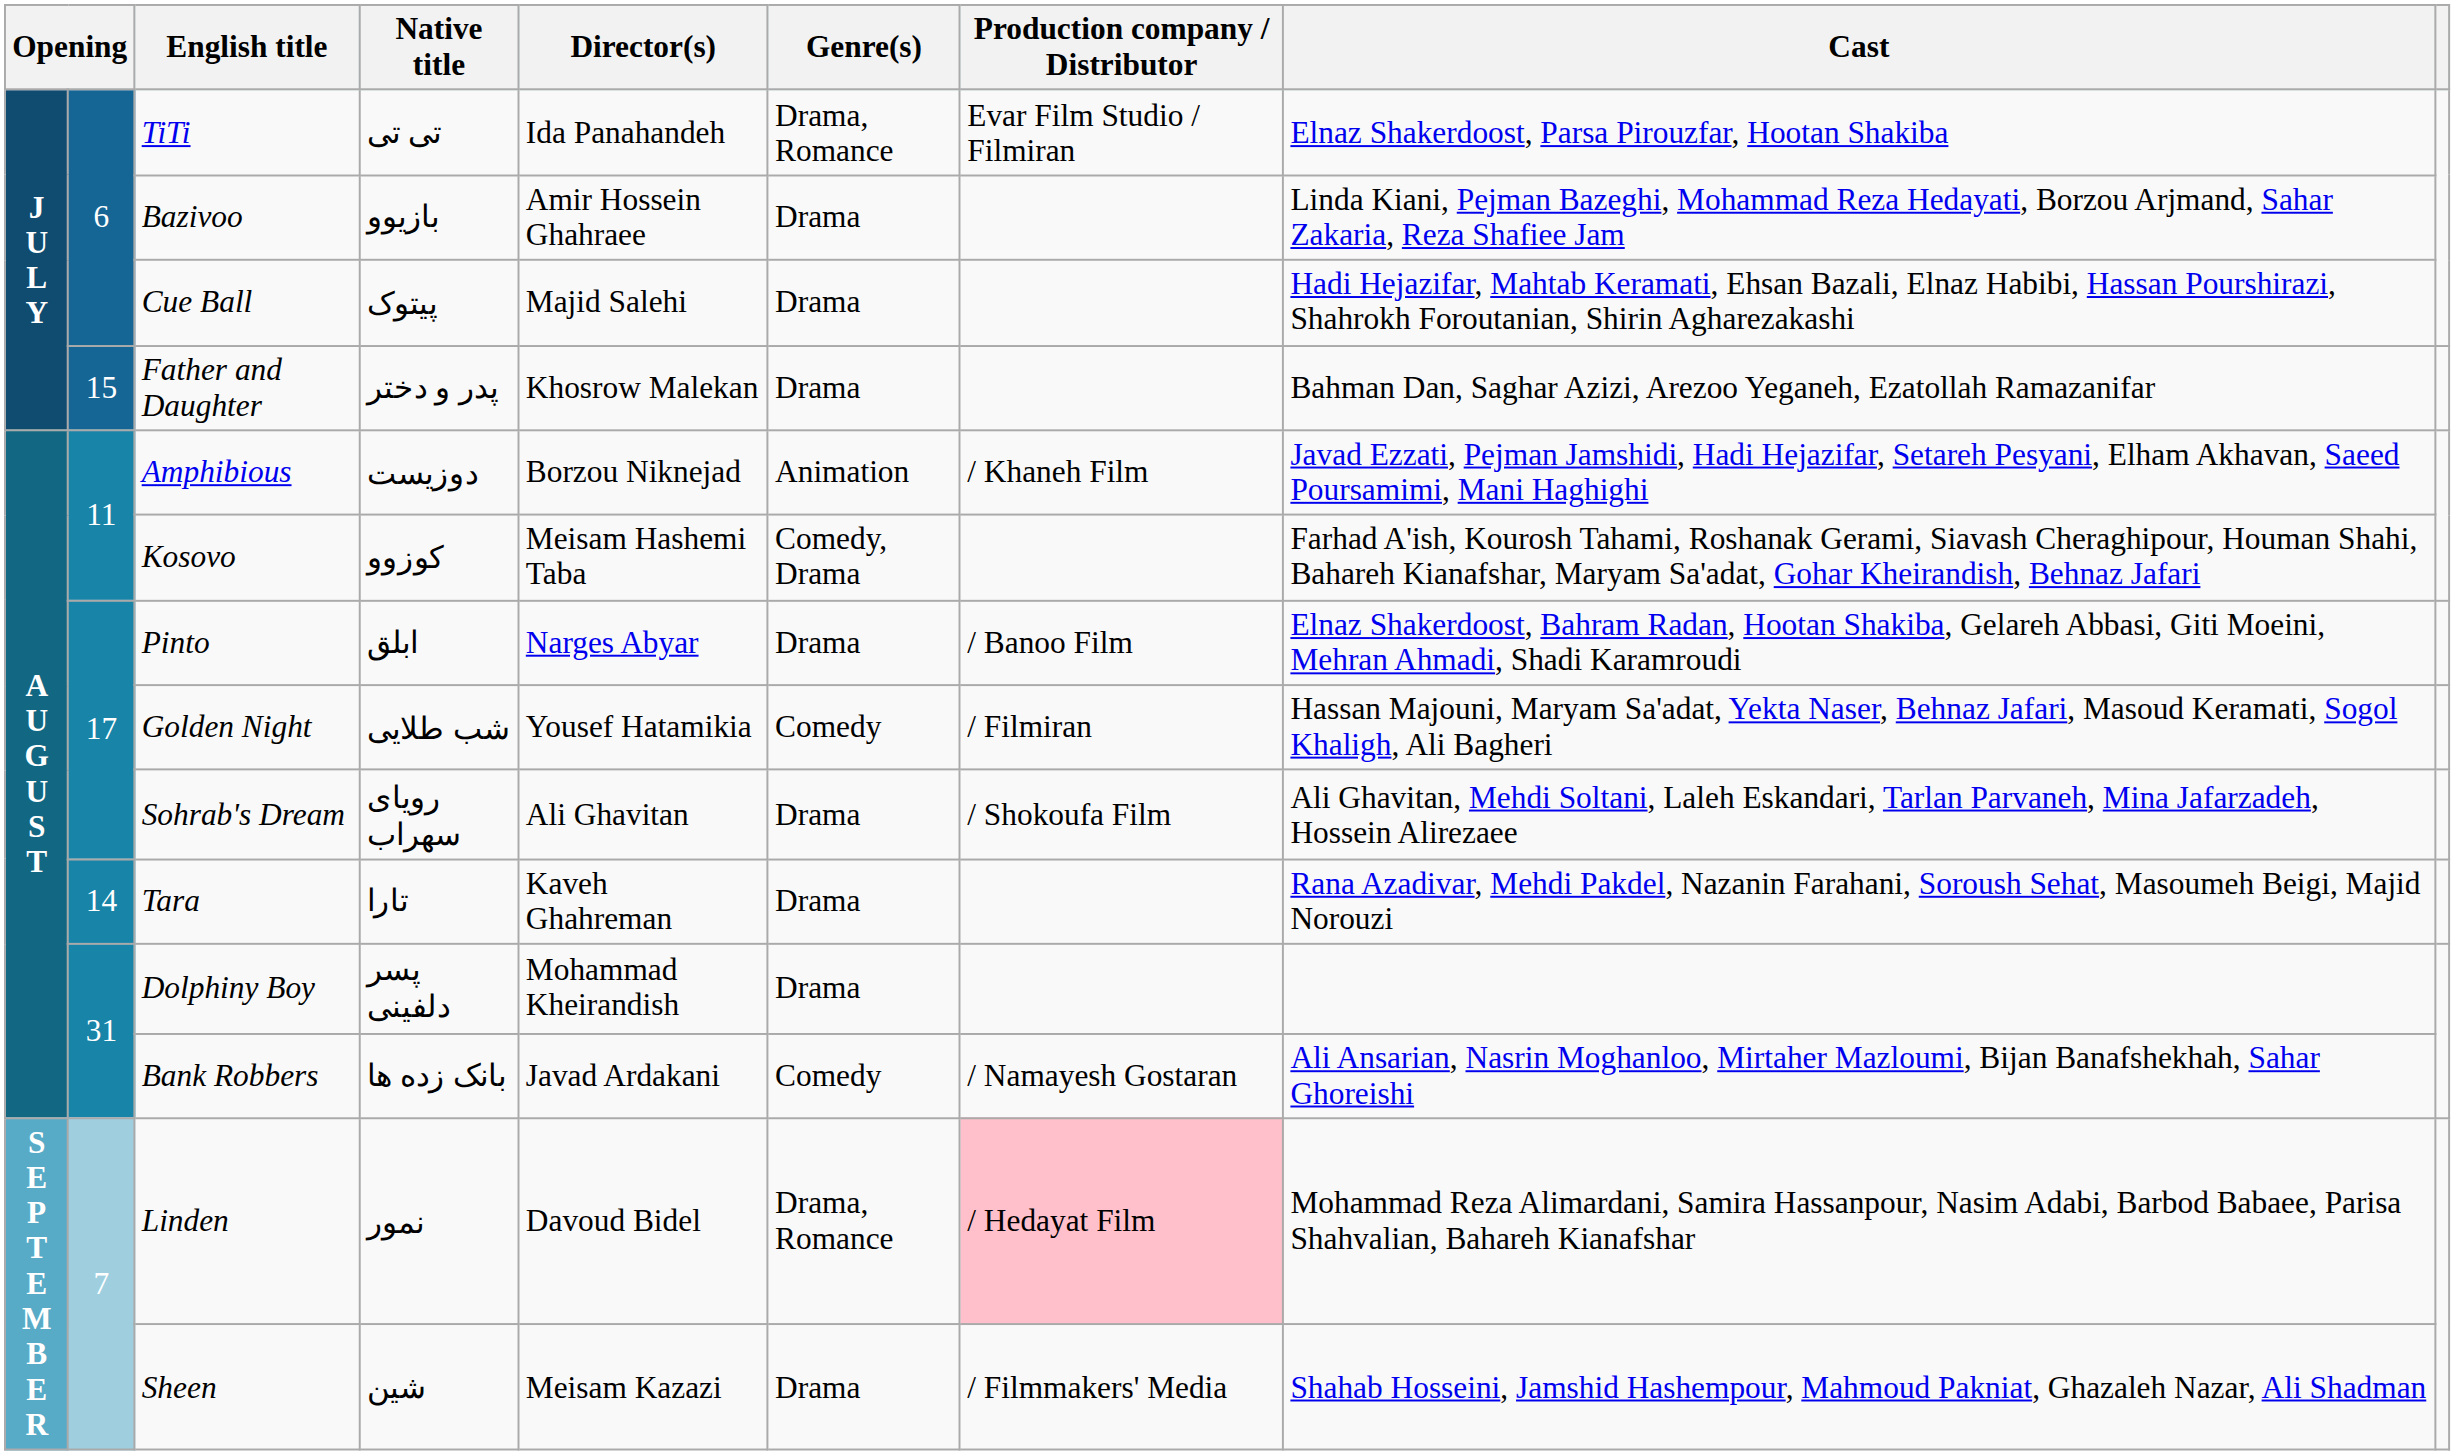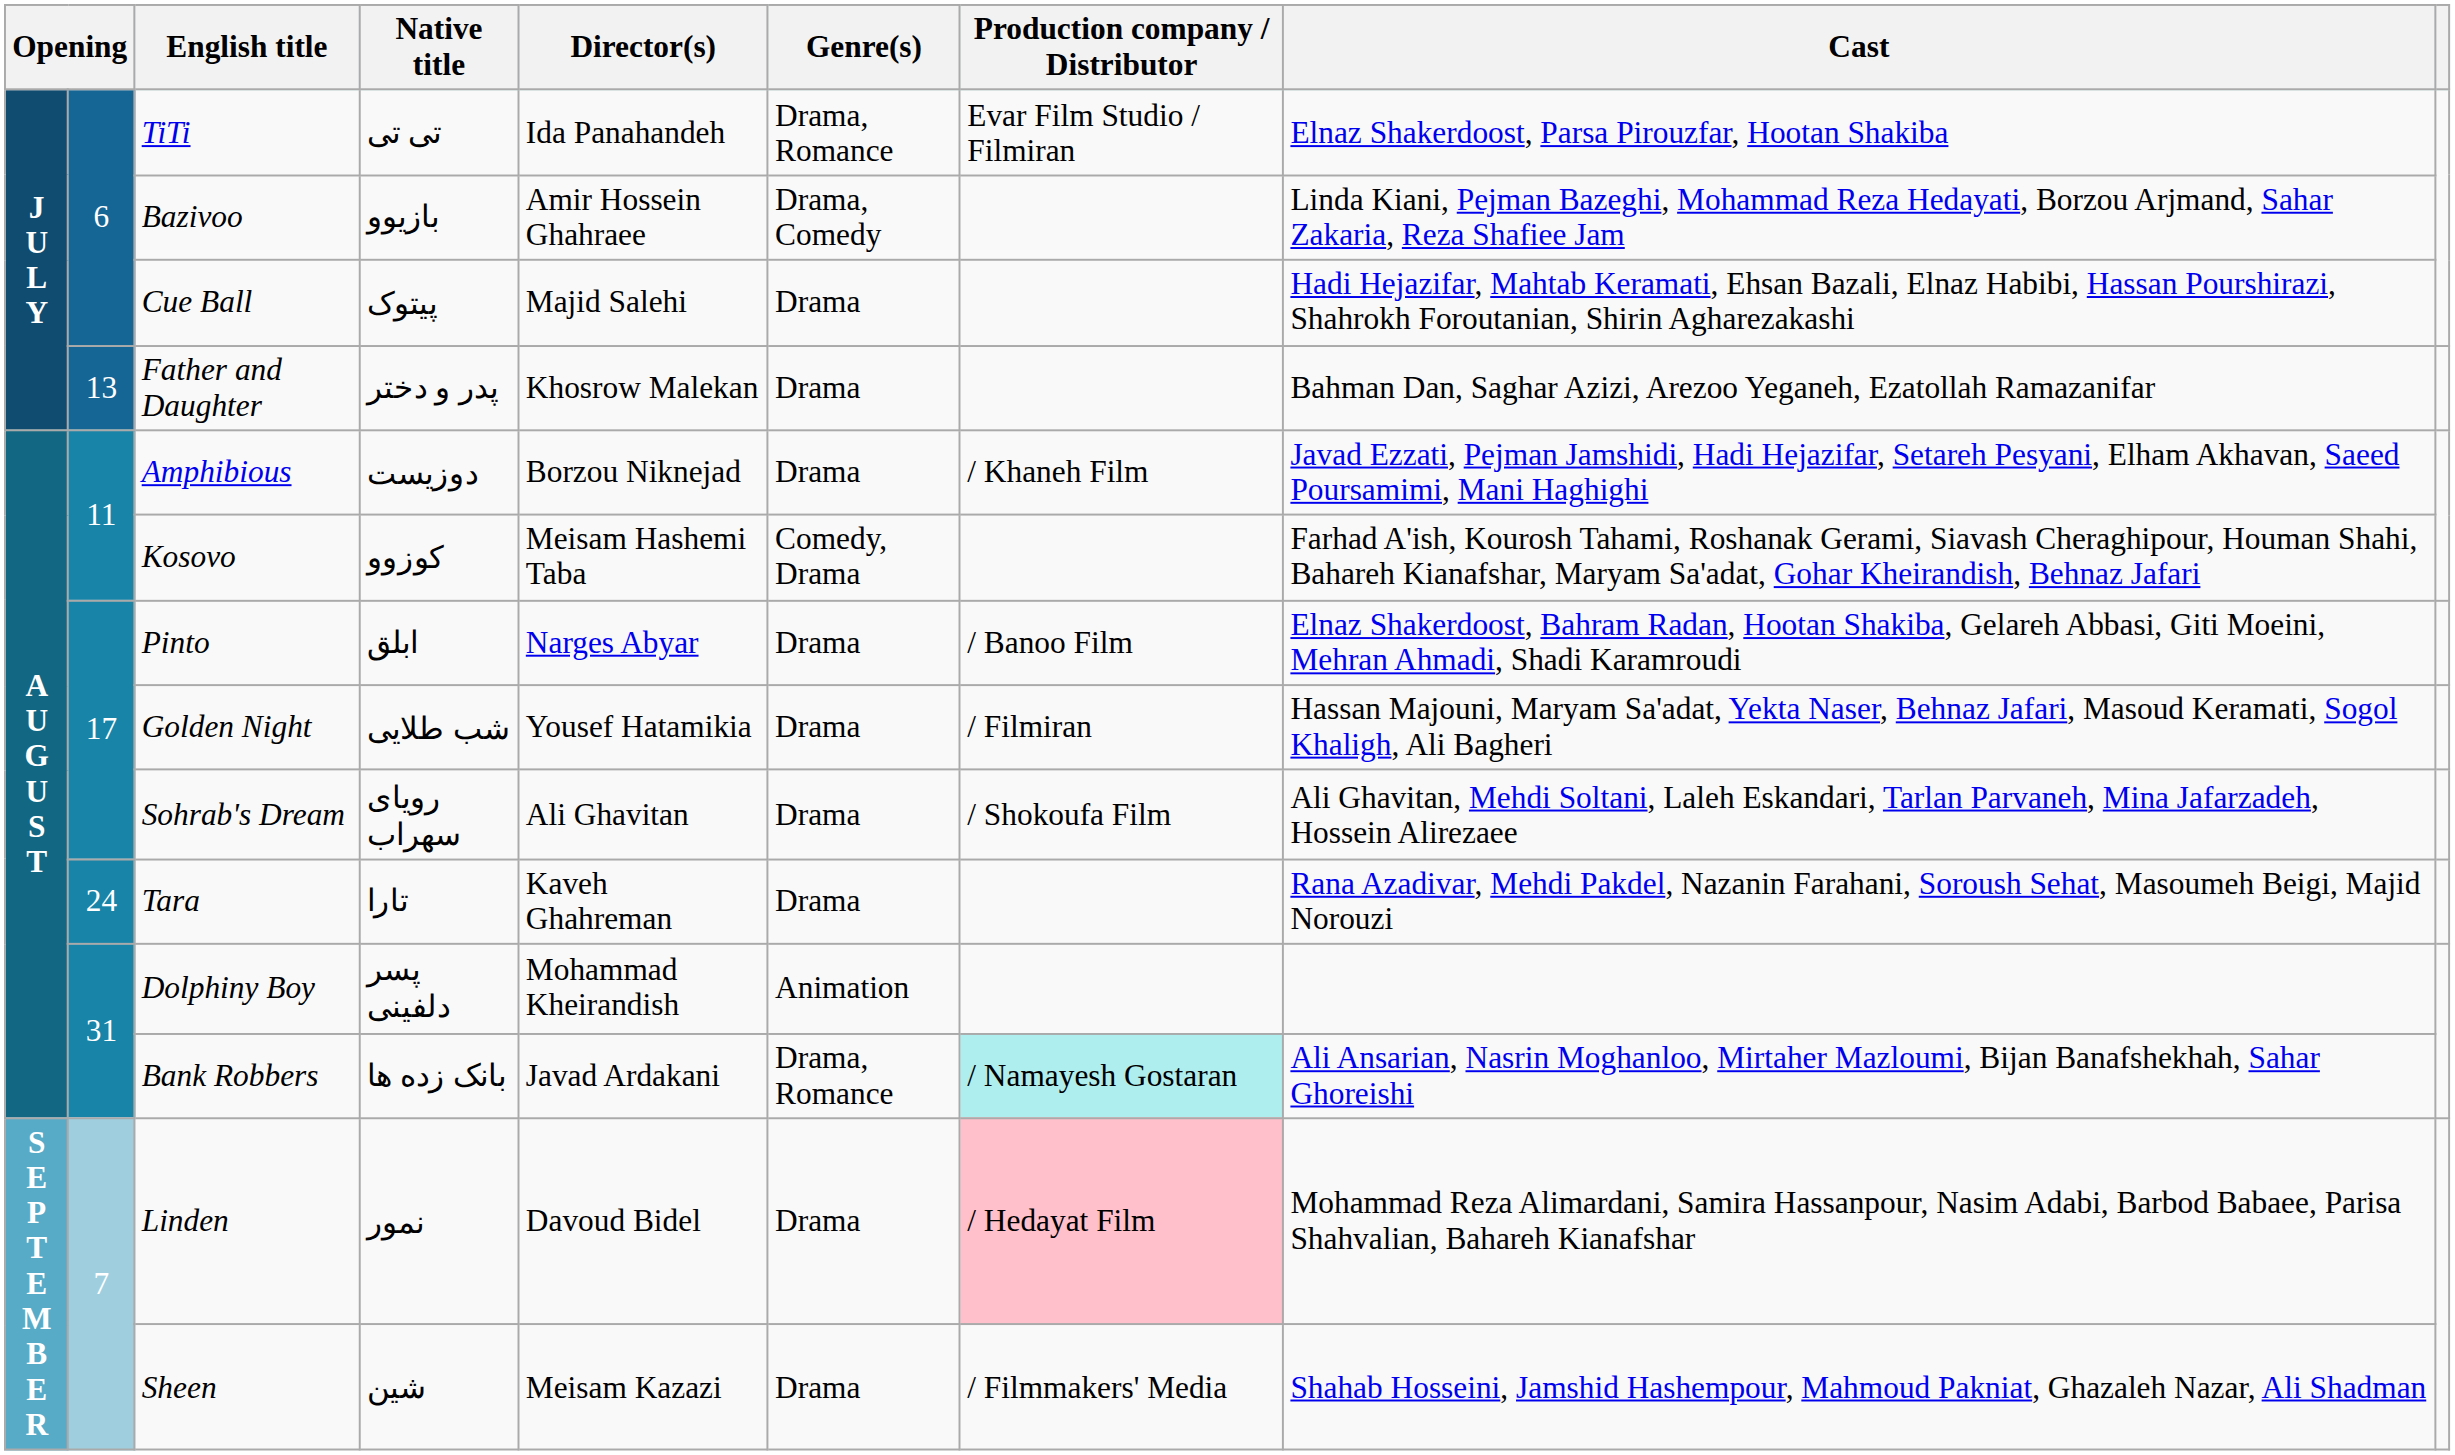(818, 217) Drama -> (828, 217) Drama, Comedy
(101, 387) 15 -> (101, 387) 13
(842, 472) Animation -> (818, 472) Drama
(828, 727) Comedy -> (818, 727) Drama
(101, 901) 14 -> (101, 901) 24
(818, 988) Drama -> (842, 988) Animation
(828, 1075) Comedy -> (834, 1075) Drama, Romance
(1102, 1075) no background -> (1102, 1075) paleturquoise background
(834, 1220) Drama, Romance -> (818, 1220) Drama
